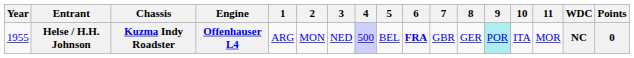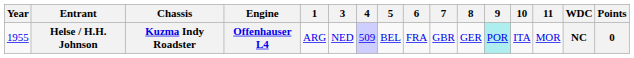- column: (312, 13)
(366, 38) 500 -> (367, 38) 509
(416, 38) bold -> (417, 38) normal
